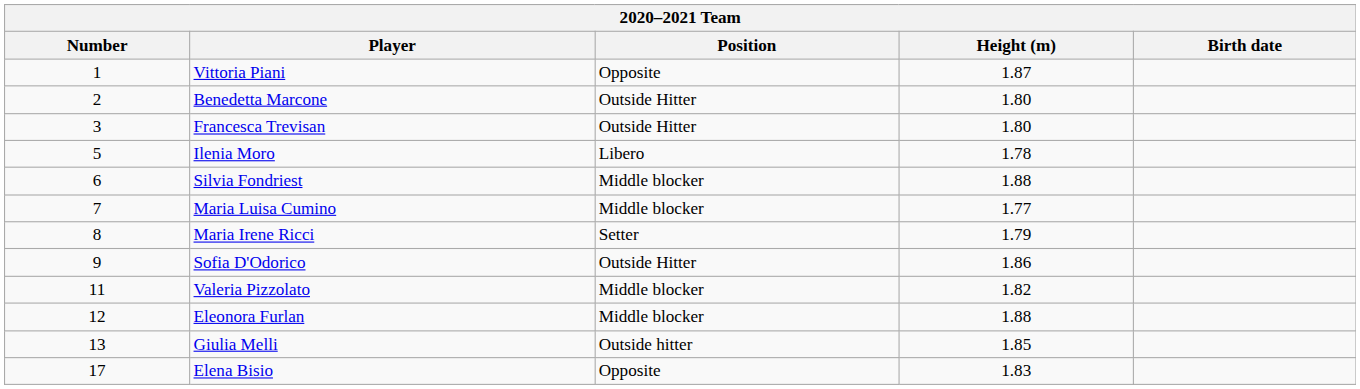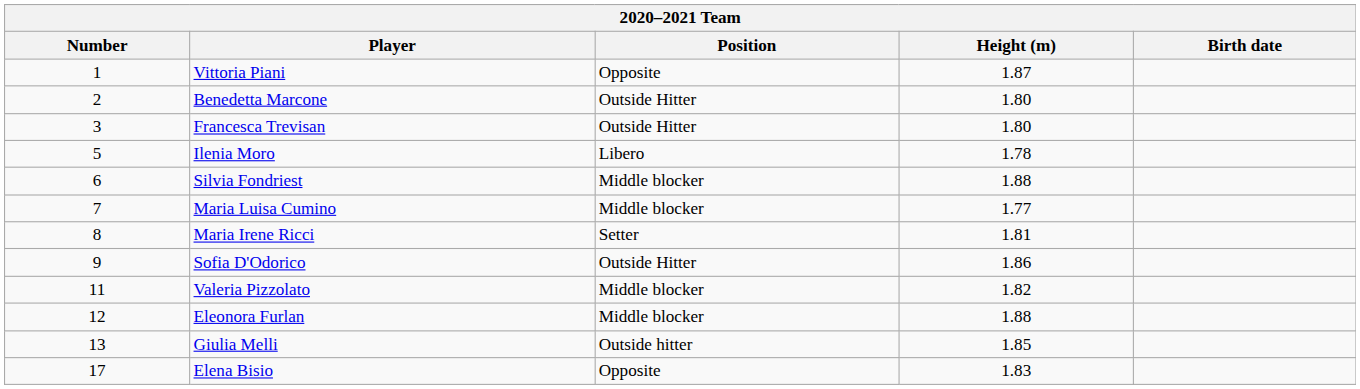(1016, 235) 1.79 -> (1016, 235) 1.81
